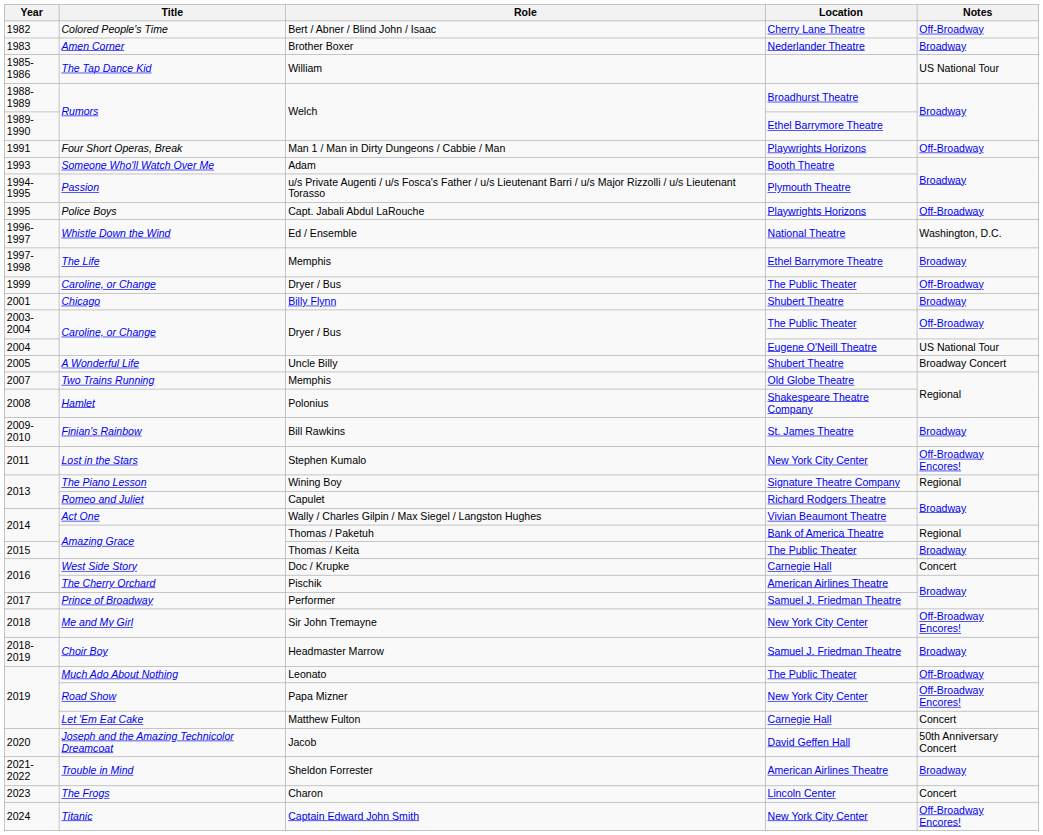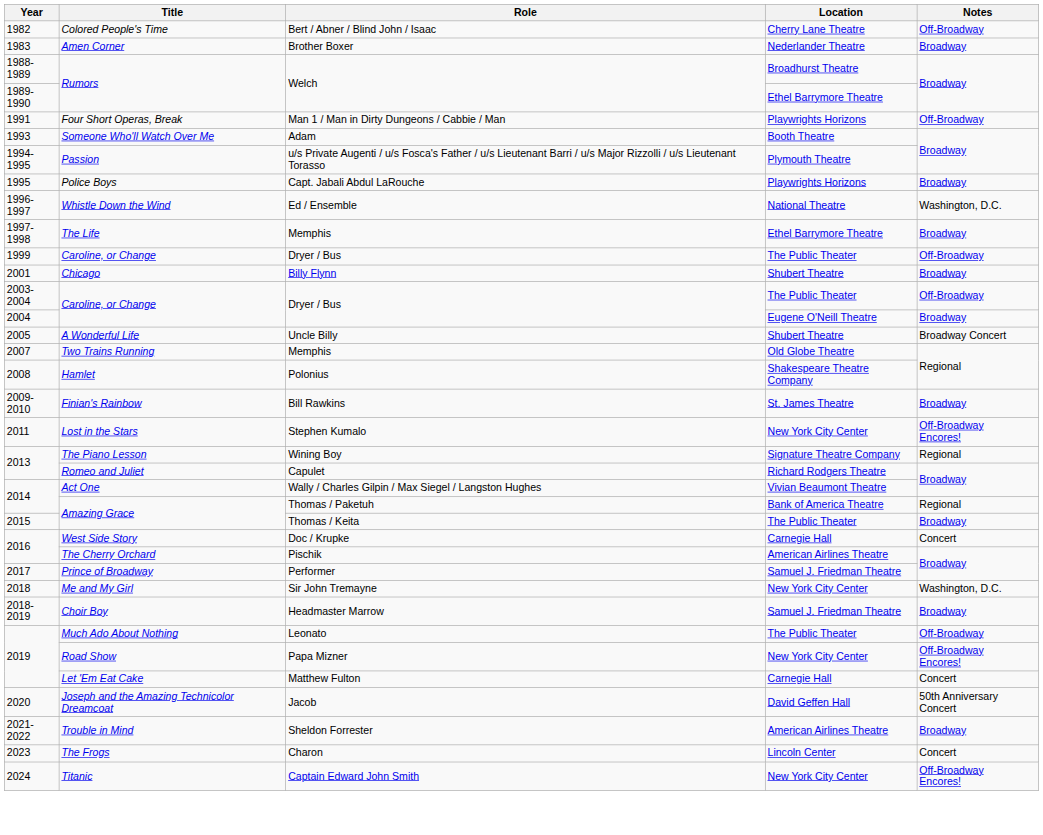- row: (20, 69)
(951, 211) Off-Broadway -> (943, 182) Broadway
(959, 347) US National Tour -> (943, 318) Broadway
(951, 623) Off-Broadway Encores! -> (960, 588) Washington, D.C.
